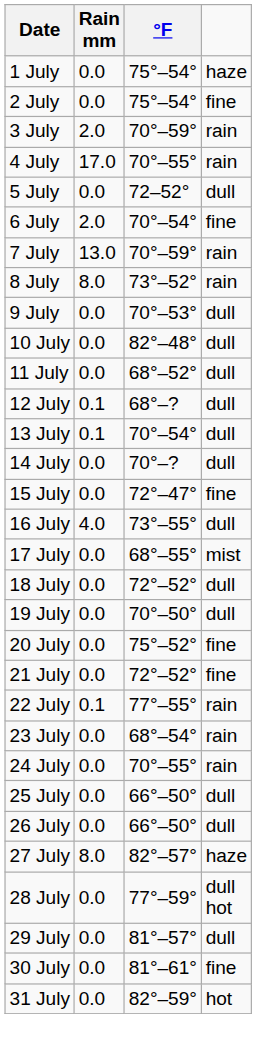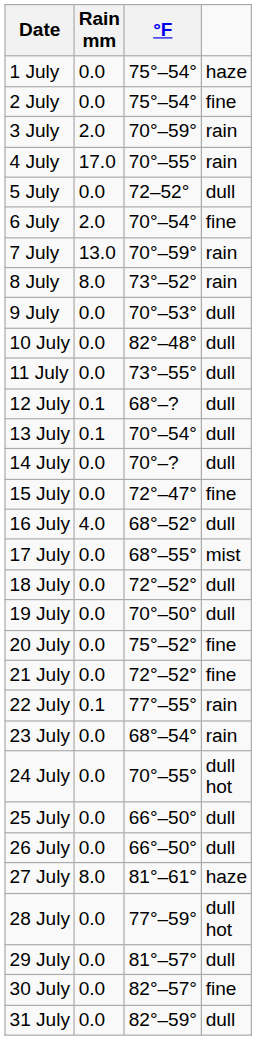(163, 373) 68°–52° -> (163, 373) 73°–55°
(163, 524) 73°–55° -> (163, 524) 68°–52°
(222, 765) rain -> (220, 776) dull hot
(163, 856) 82°–57° -> (163, 877) 81°–61°
(163, 968) 81°–61° -> (163, 989) 82°–57°
(219, 998) hot -> (220, 1019) dull
